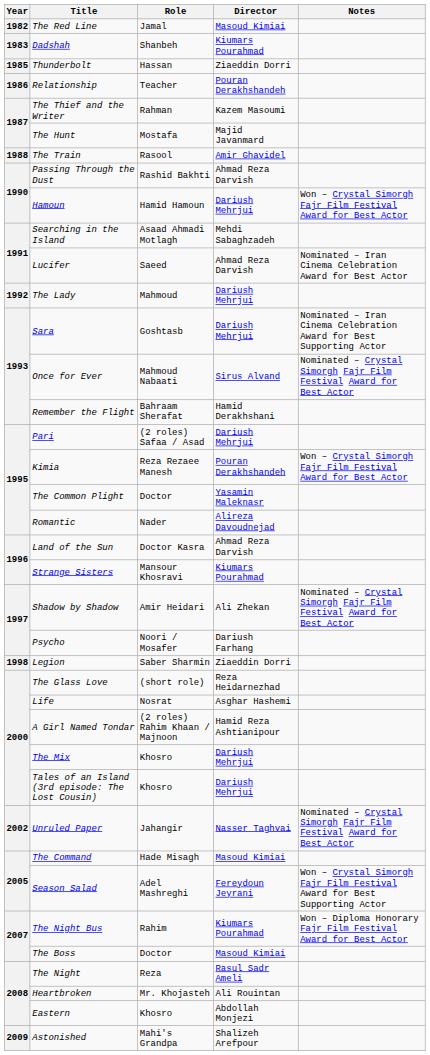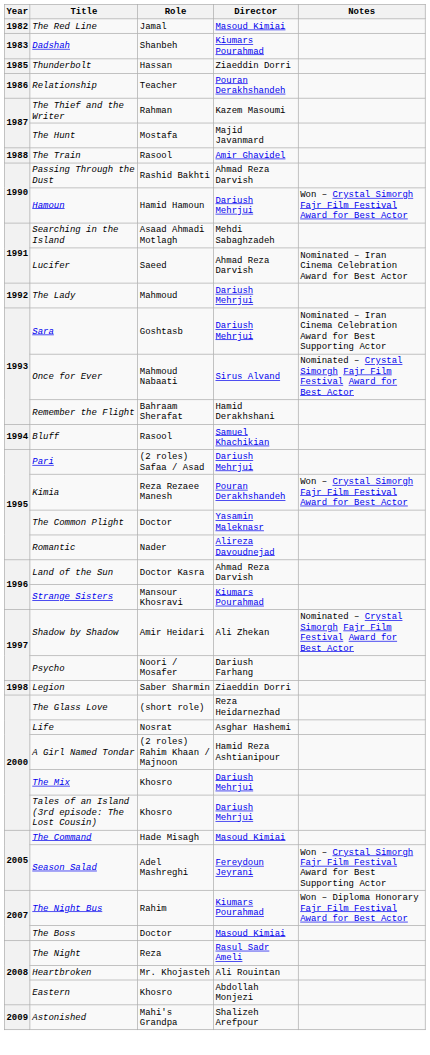+ row: (46, 437)
- row: (67, 828)
